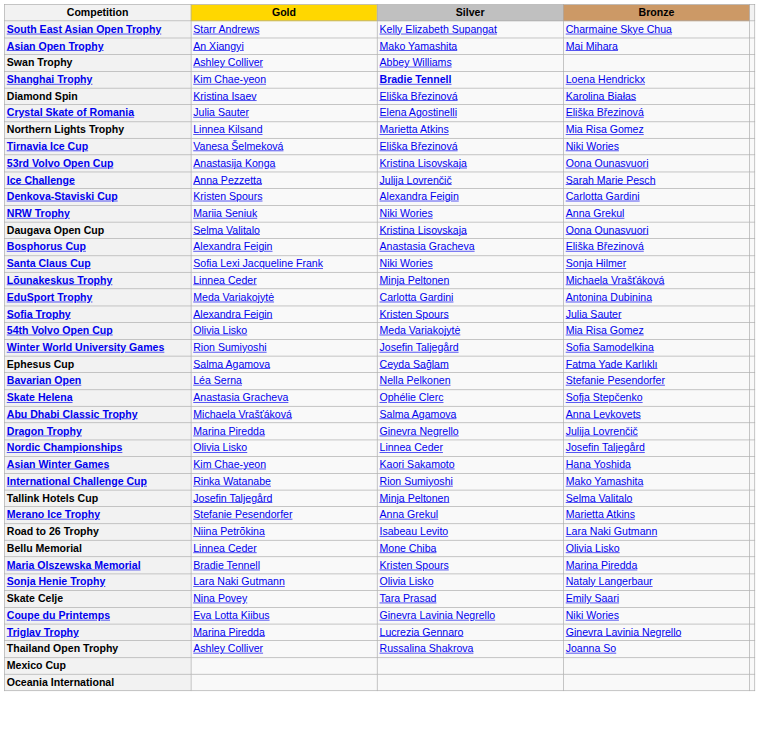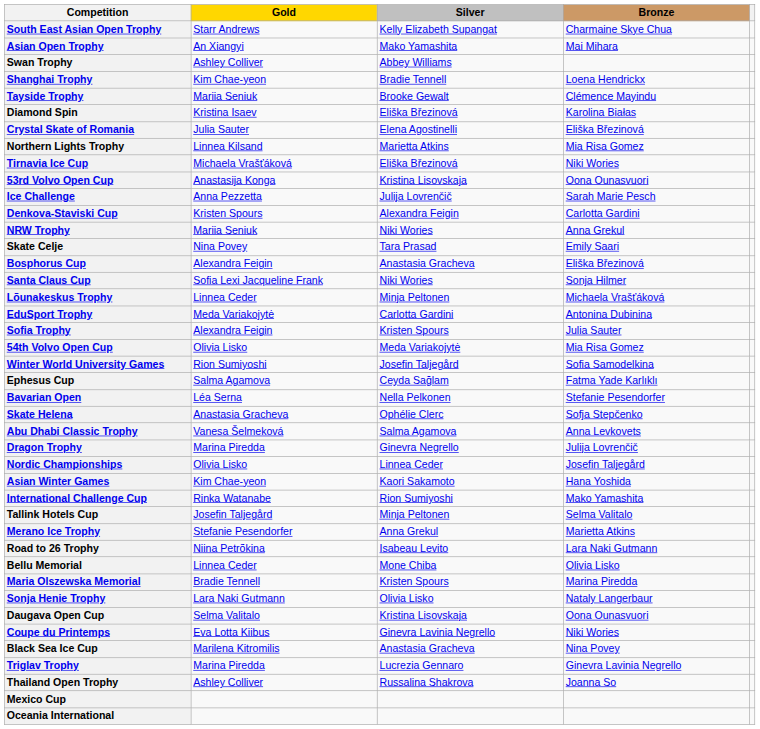(415, 79) bold -> (413, 79) normal
+ row: (45, 96)
(238, 146) Vanesa Šelmeková -> (243, 163) Michaela Vrašťáková
rows swapped: (35, 599) <-> (55, 230)
(243, 414) Michaela Vrašťáková -> (238, 431) Vanesa Šelmeková
+ row: (52, 649)
